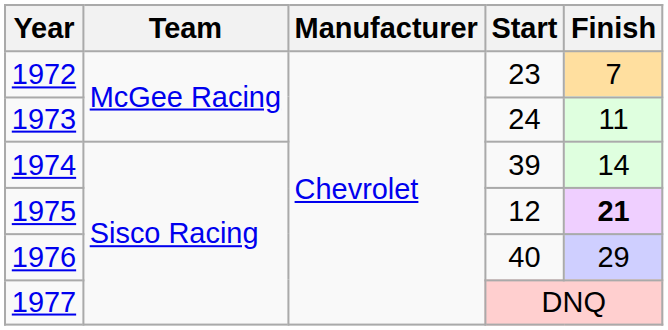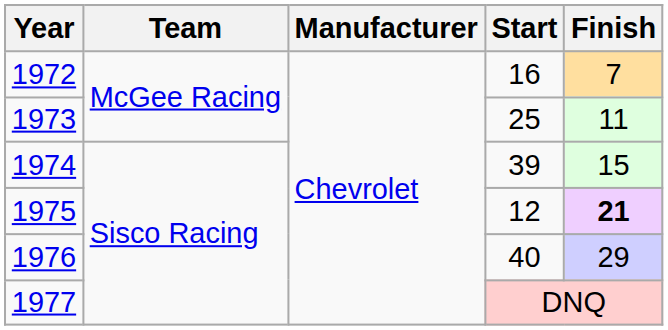(524, 74) 23 -> (524, 74) 16
(524, 120) 24 -> (524, 120) 25
(613, 165) 14 -> (613, 165) 15
